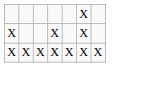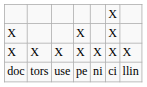+ row: (39, 71)
